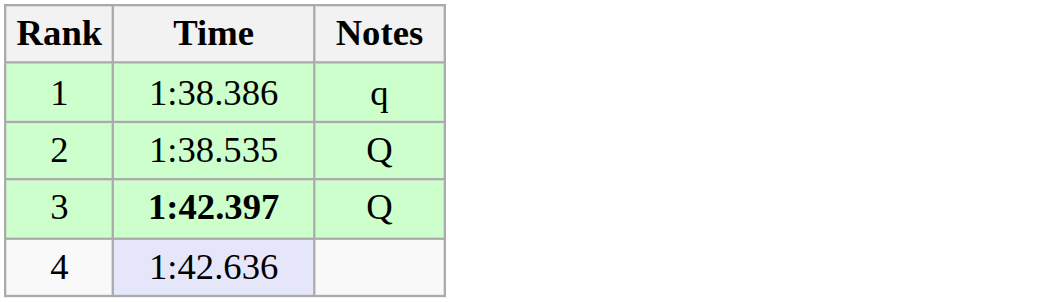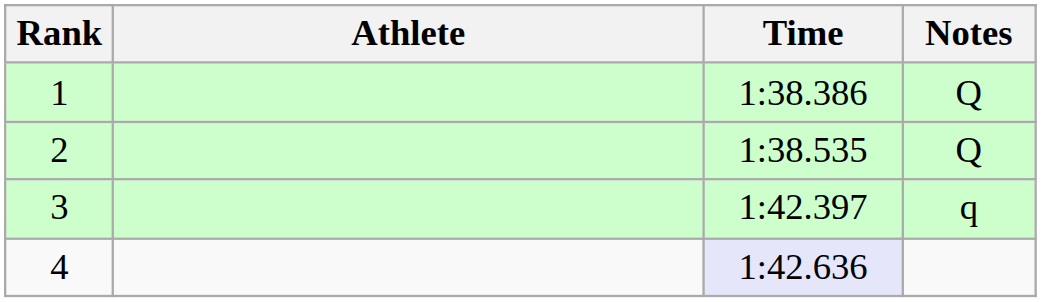+ column: (408, 33)
(379, 91) q -> (969, 91) Q
(214, 207) bold -> (803, 207) normal
(379, 207) Q -> (969, 207) q
